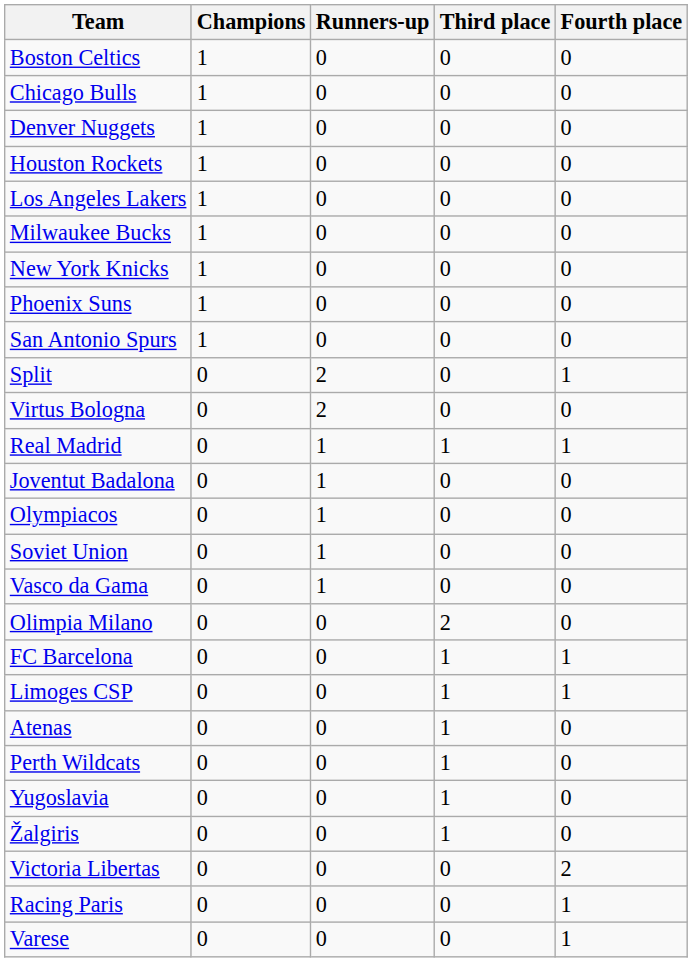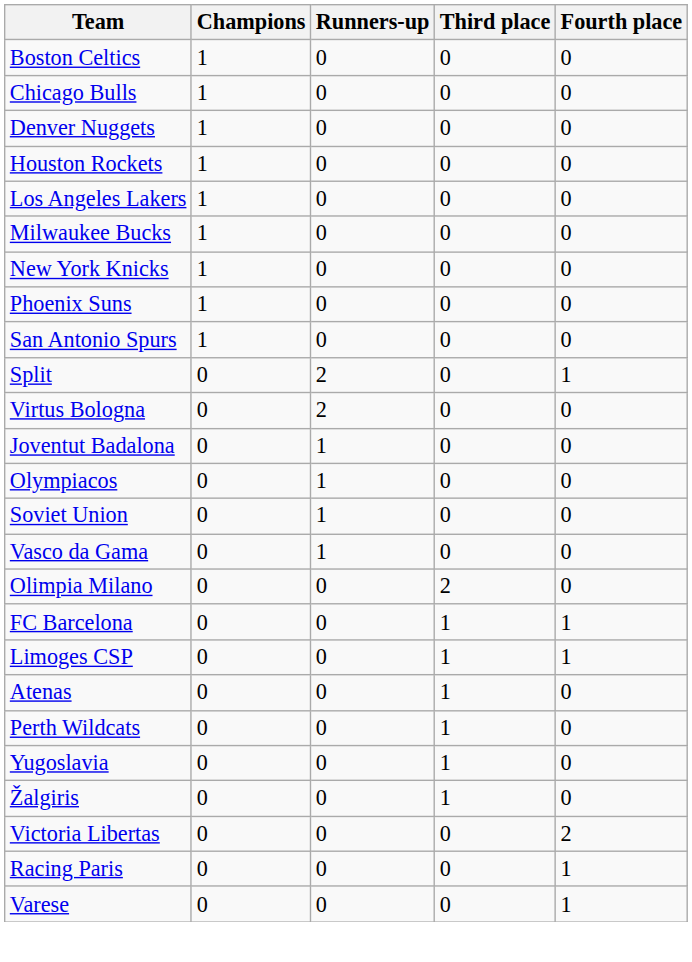- row: (66, 445)
